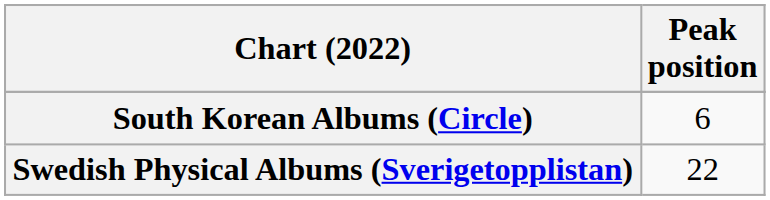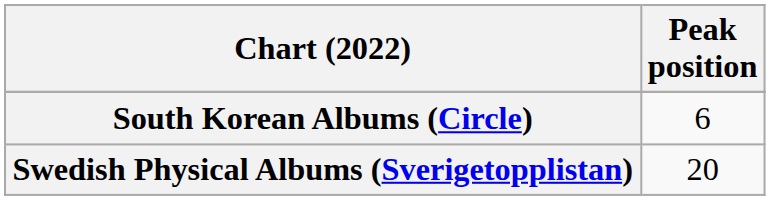(703, 169) 22 -> (703, 169) 20
